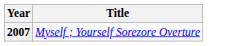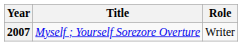+ column: (220, 13)
